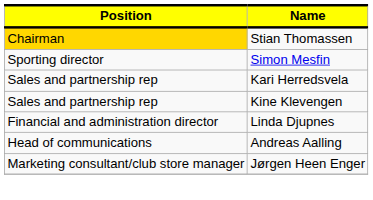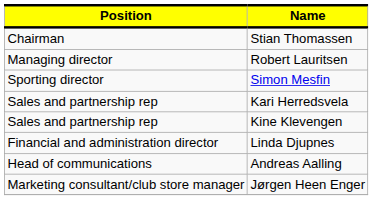(36, 38) gold background -> (36, 38) no background
+ row: (299, 59)
